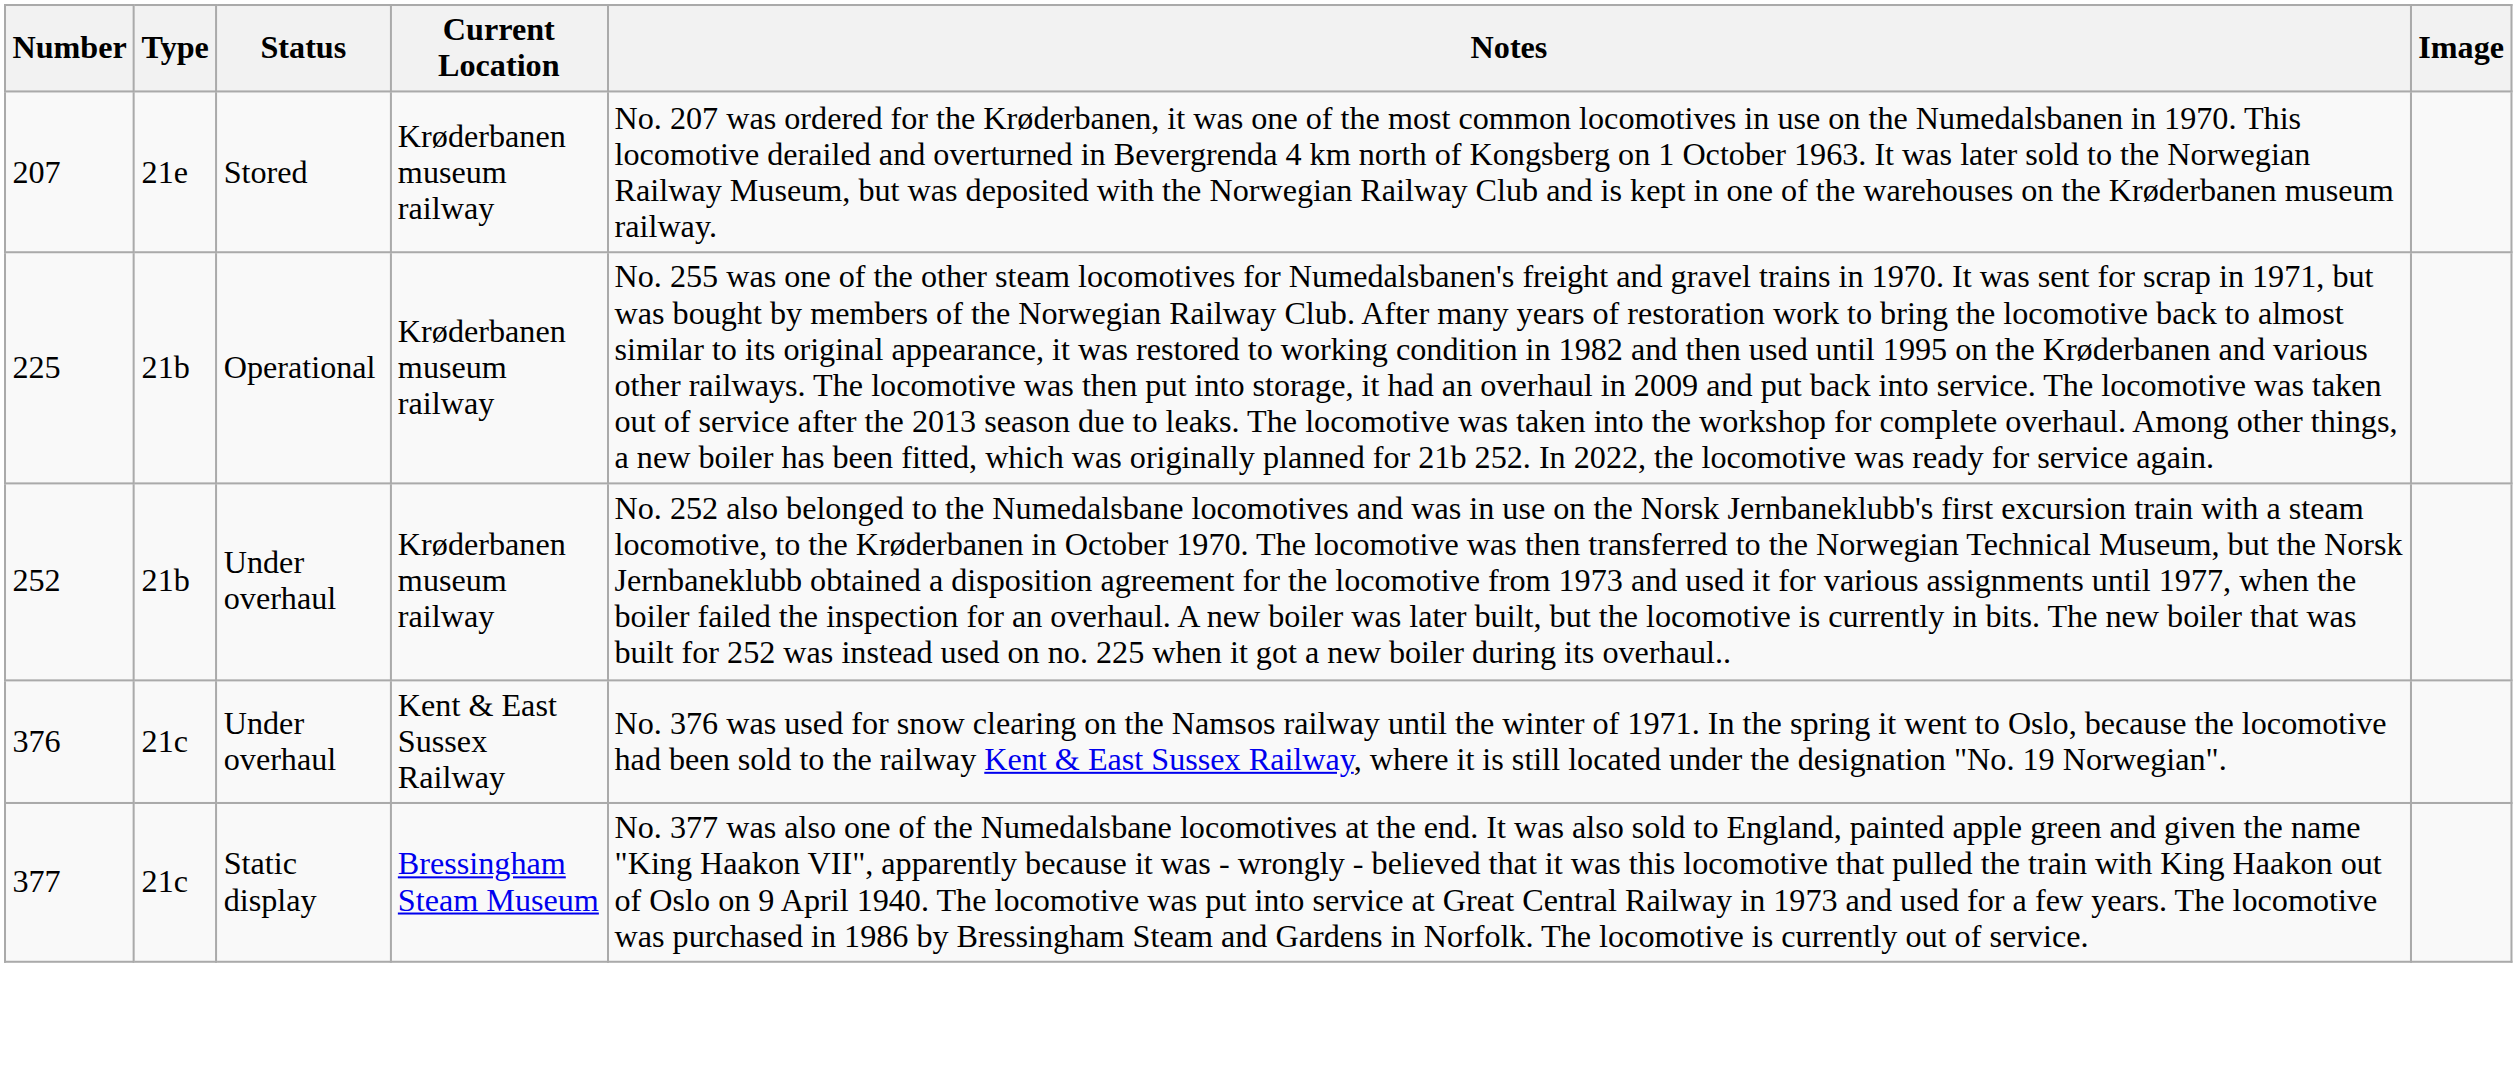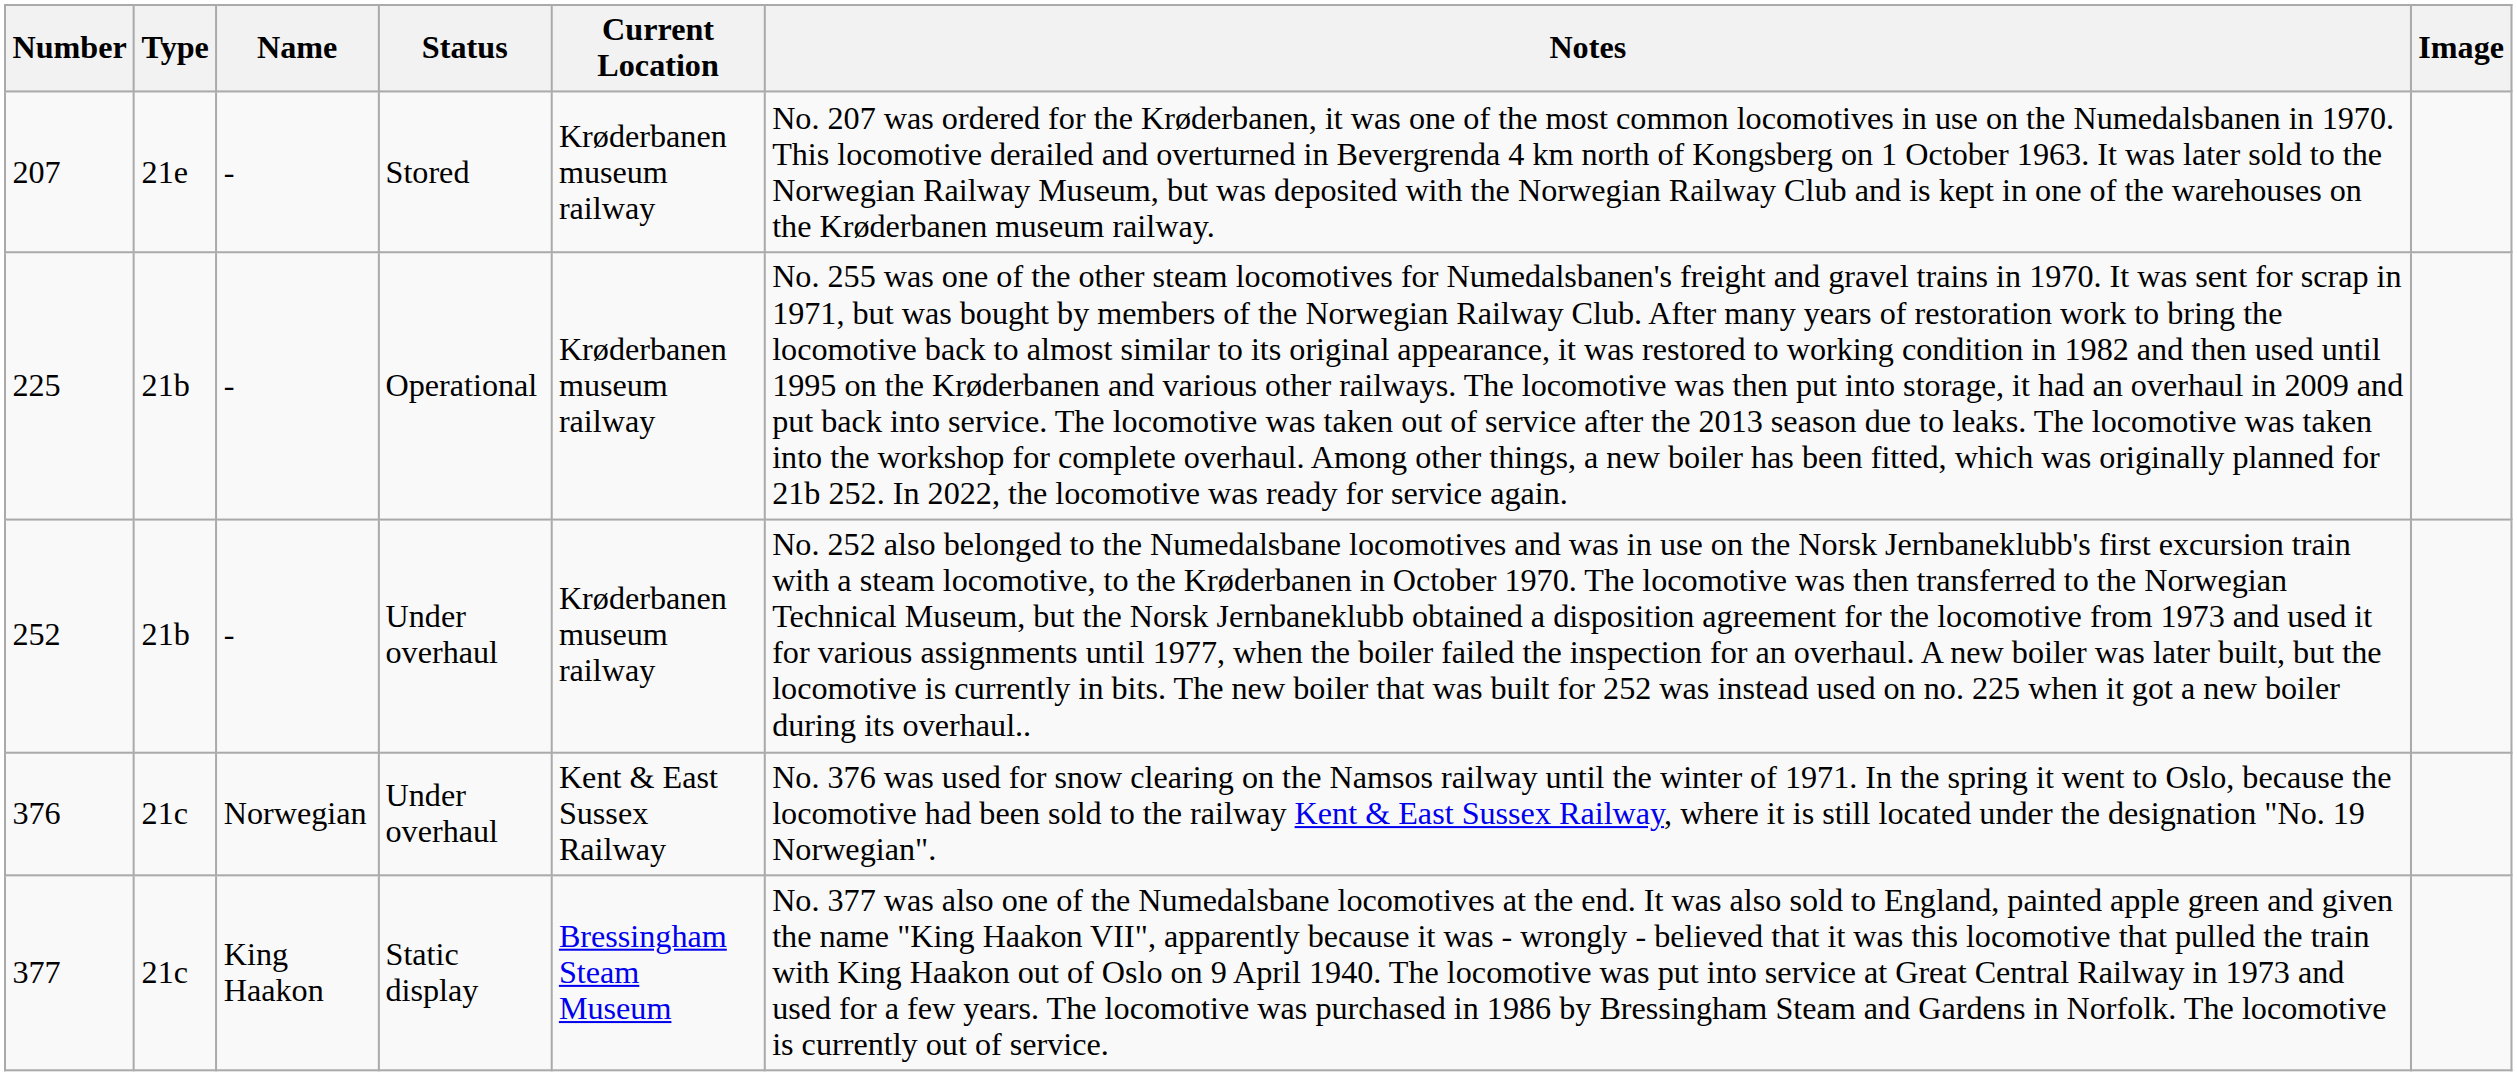+ column: (297, 48)
